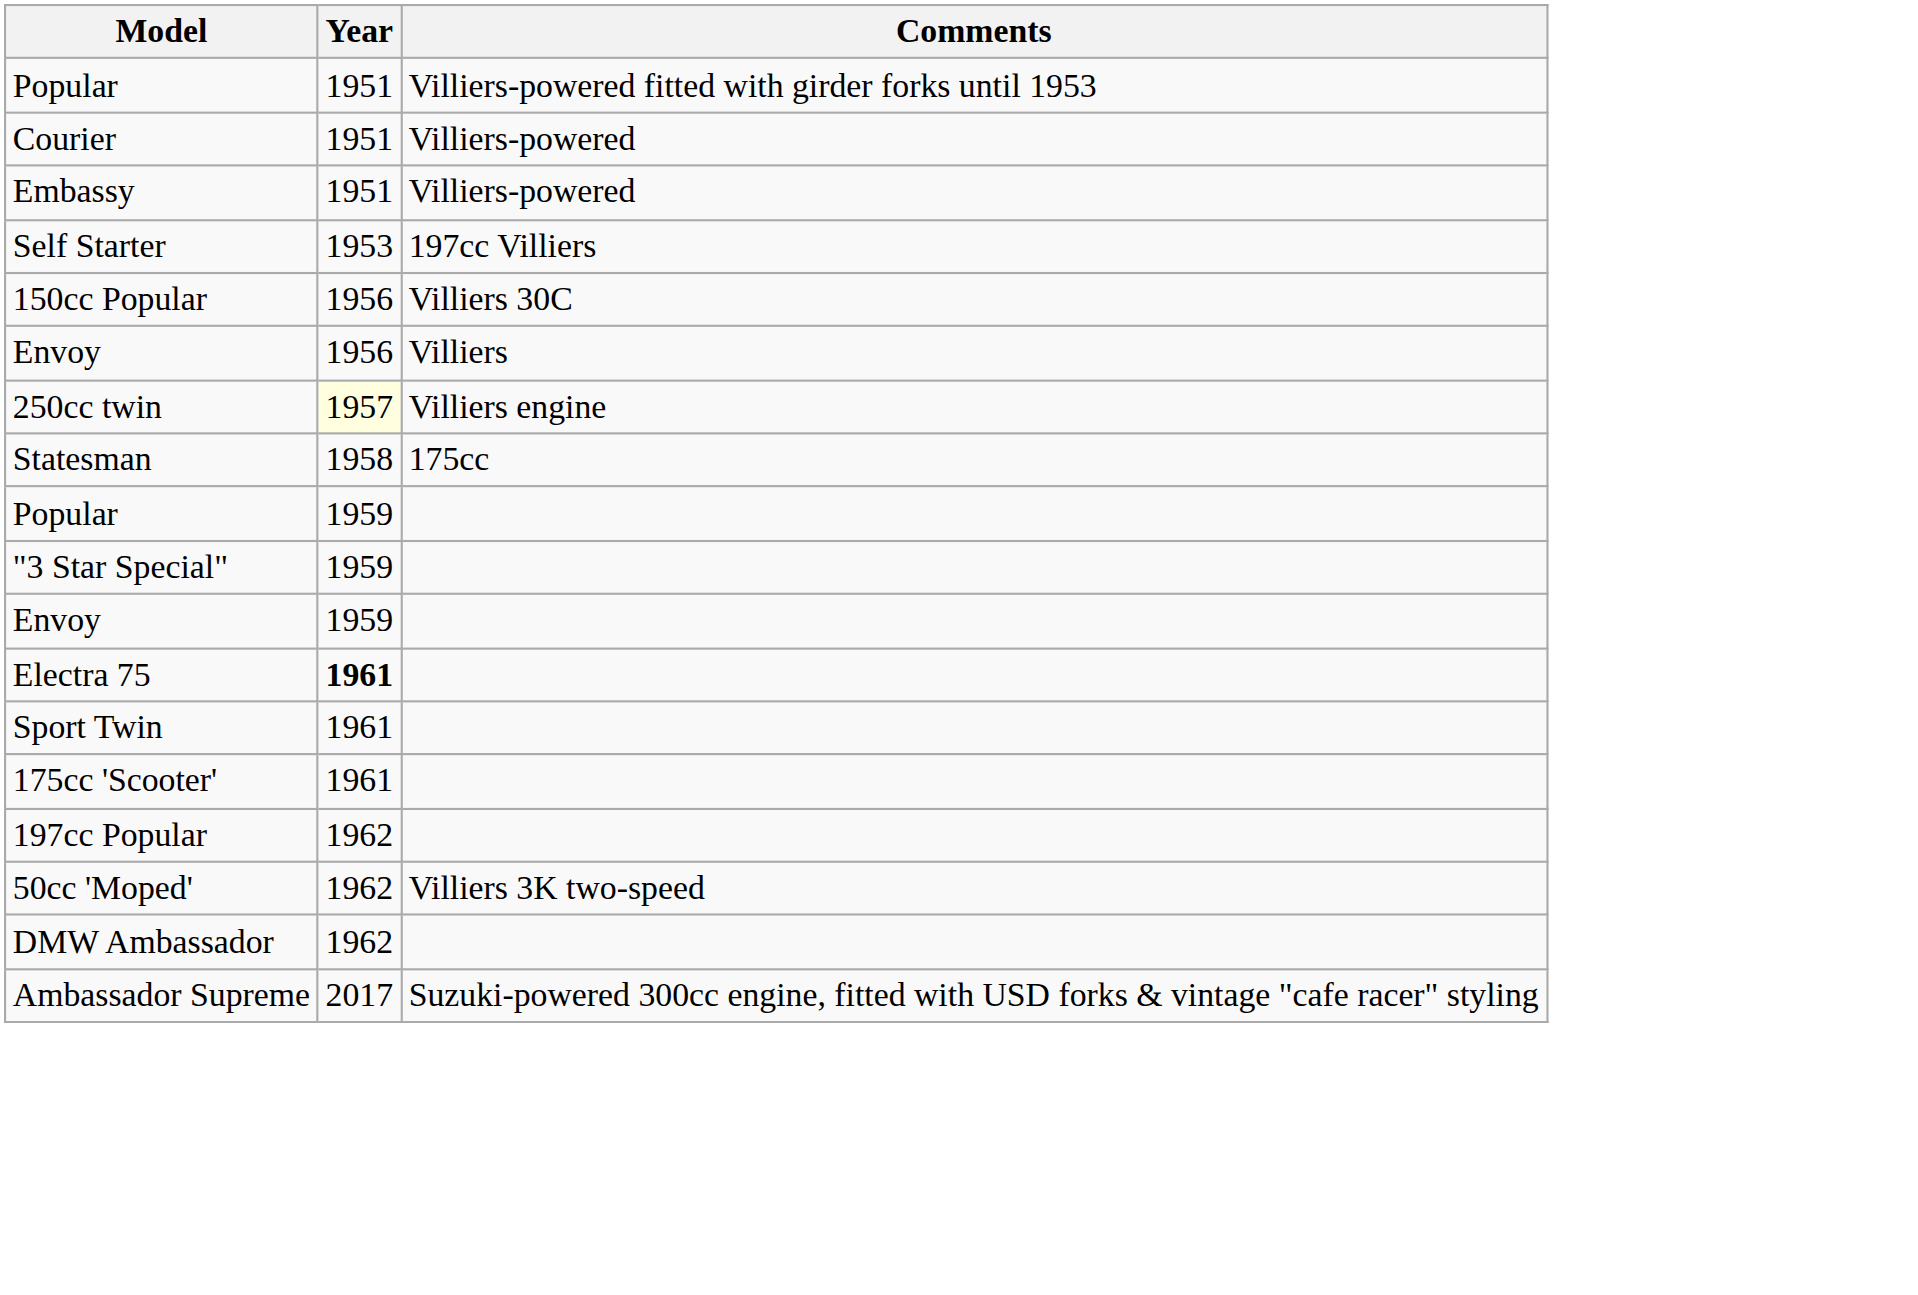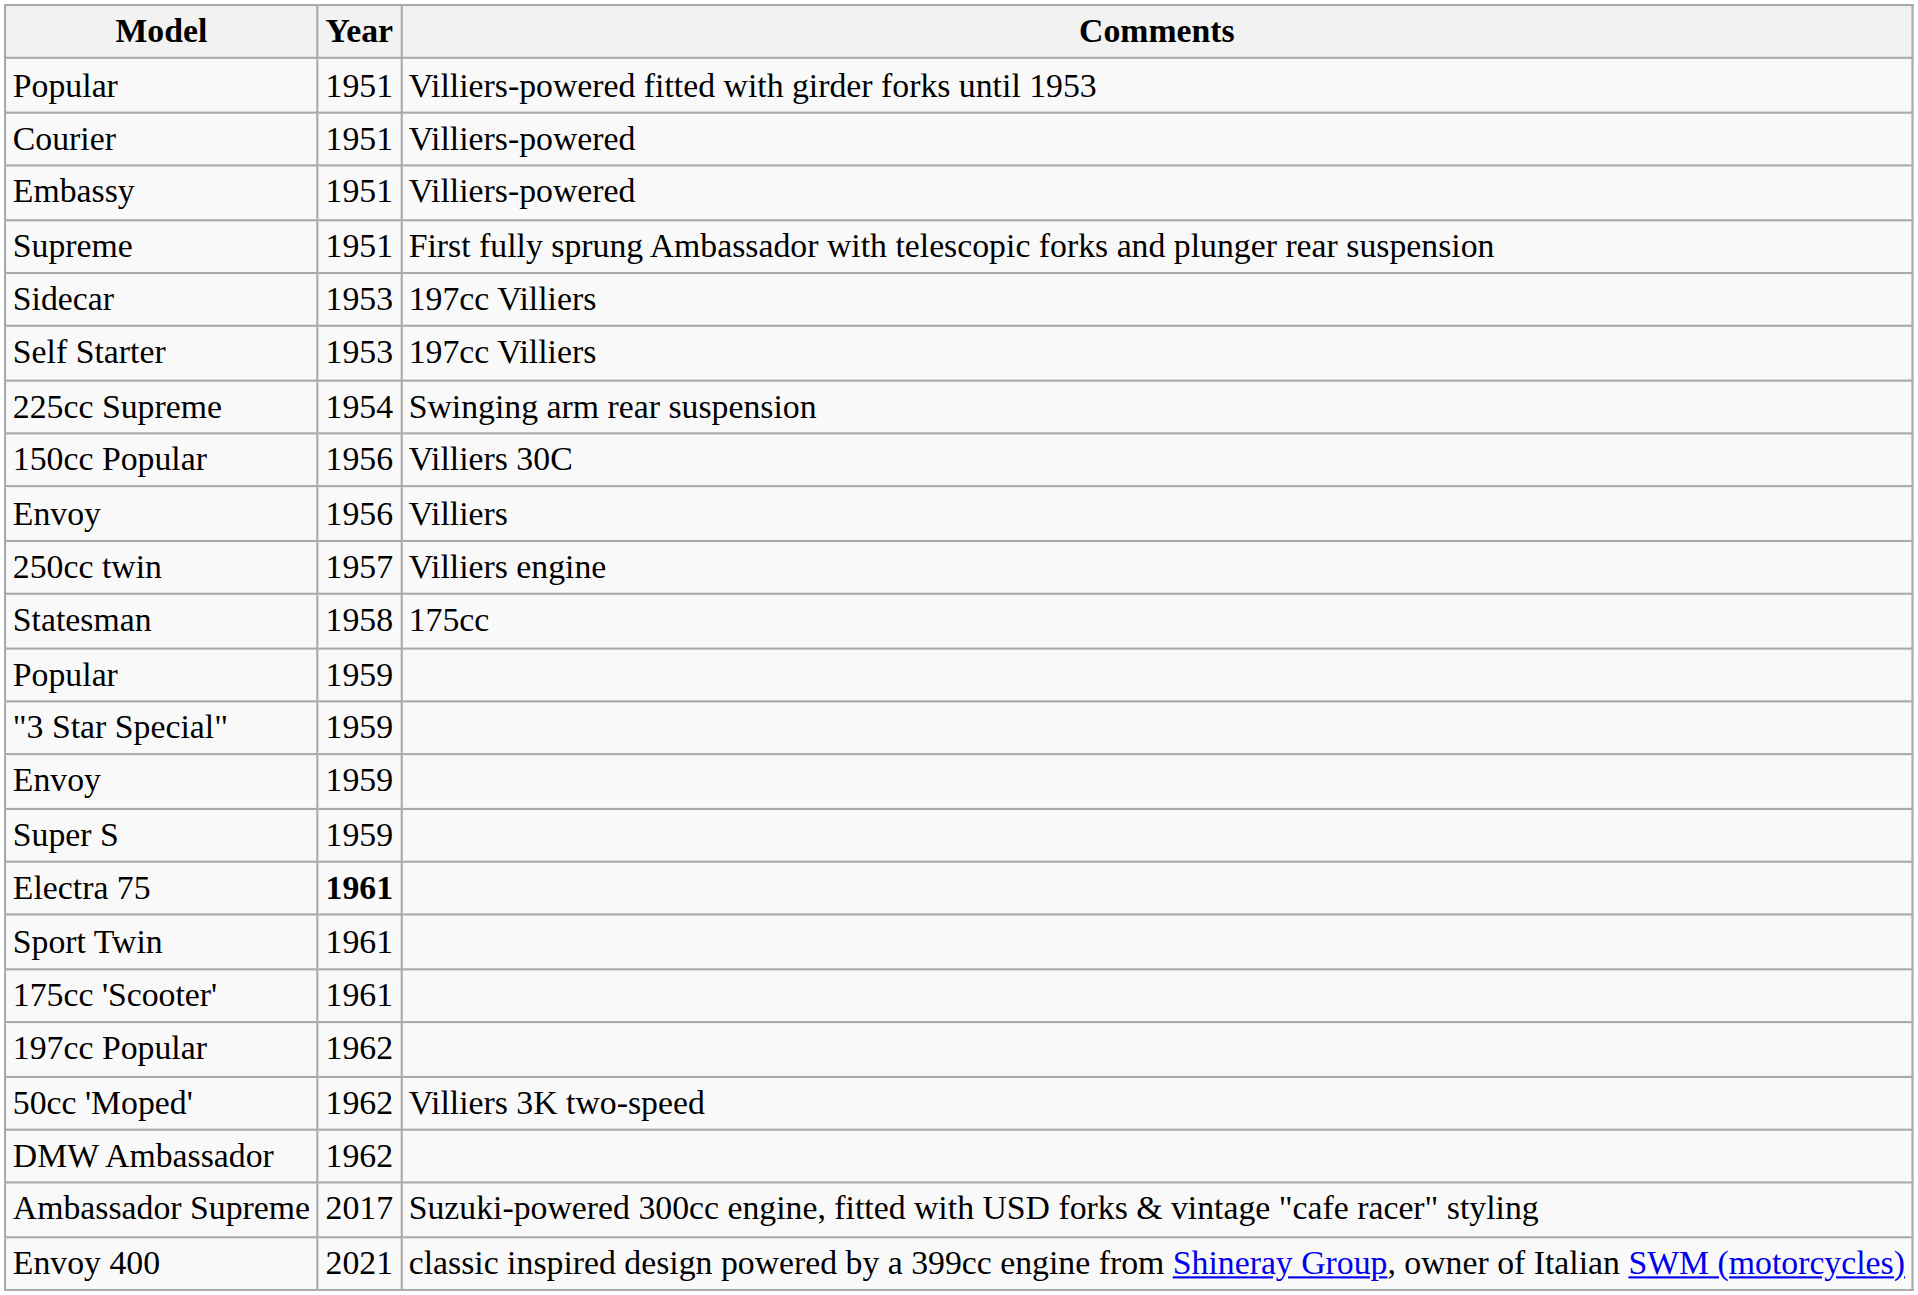+ row: (73, 245)
+ row: (63, 298)
+ row: (117, 406)
(359, 406) lightyellow background -> (359, 566) no background
+ row: (66, 834)
+ row: (86, 1262)
